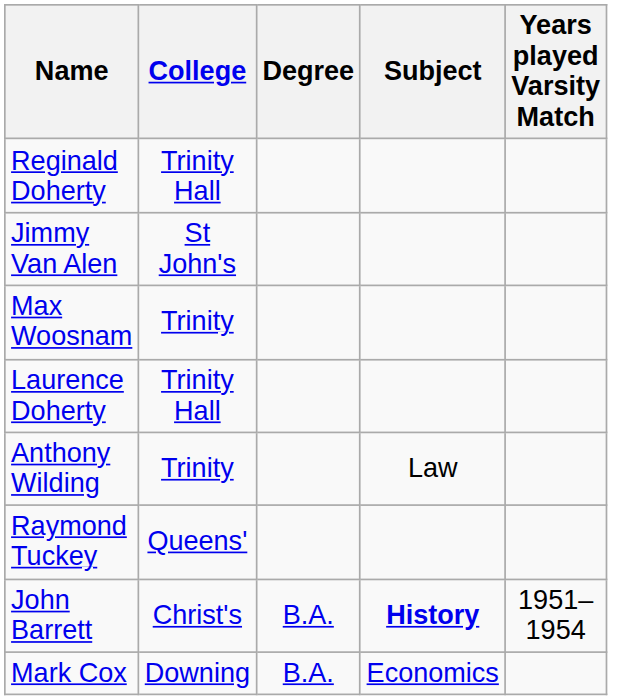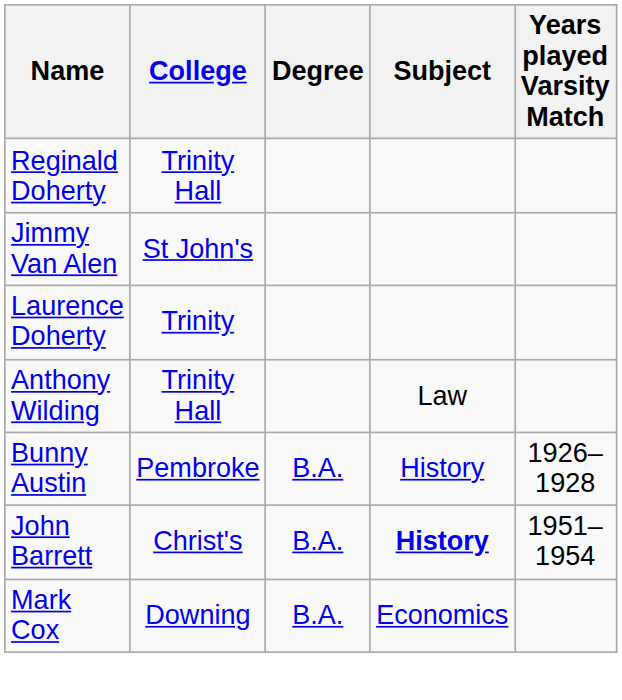- row: (72, 321)
(197, 395) Trinity Hall -> (198, 321) Trinity
(197, 468) Trinity -> (198, 395) Trinity Hall
- row: (69, 541)
+ row: (49, 468)
